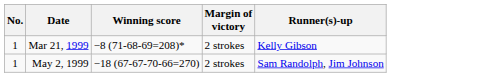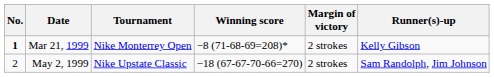+ column: (143, 20)
(15, 45) normal -> (15, 45) bold
(15, 63) 1 -> (15, 63) 2
